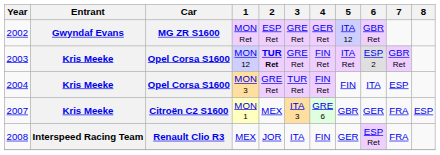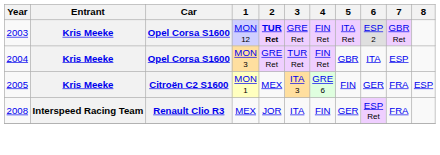- row: (246, 33)
(348, 85) FIN -> (348, 59) GBR
(17, 111) 2007 -> (17, 85) 2005
(348, 111) GBR -> (348, 85) FIN
